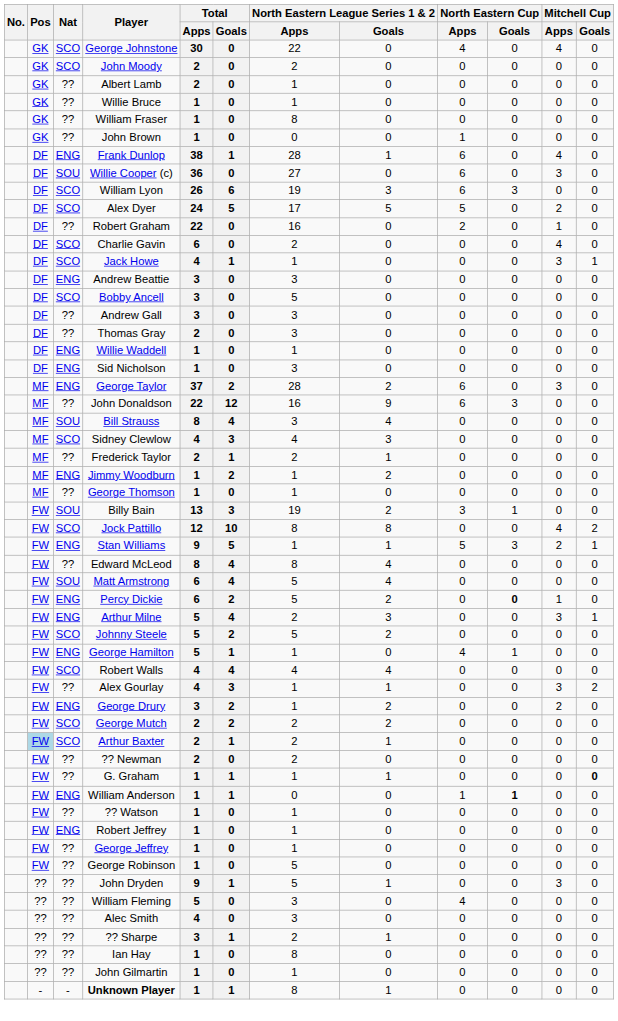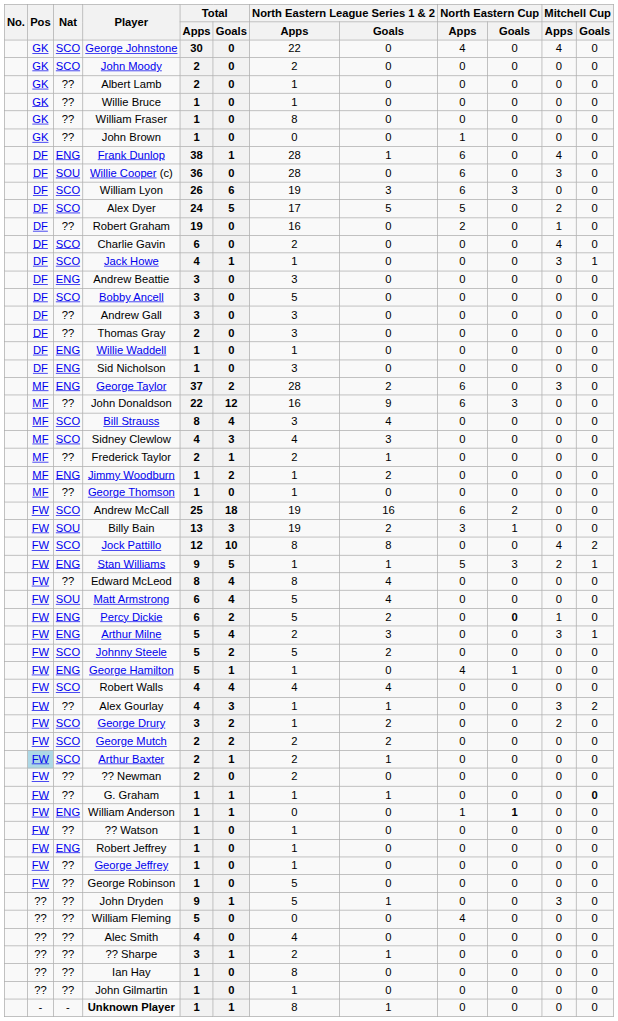(294, 173) 27 -> (294, 173) 28
(197, 226) 22 -> (197, 226) 19
(68, 421) SOU -> (68, 421) SCO
+ row: (131, 510)
(68, 706) ENG -> (68, 723) SCO
(294, 901) 3 -> (294, 919) 0
(294, 919) 3 -> (294, 937) 4
